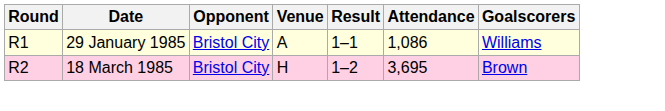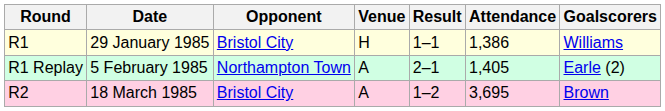(282, 42) A -> (364, 42) H
(407, 42) 1,086 -> (489, 42) 1,386
+ row: (149, 67)
(282, 67) H -> (364, 93) A
